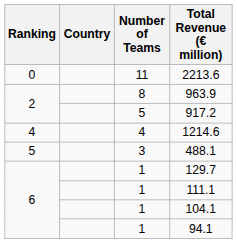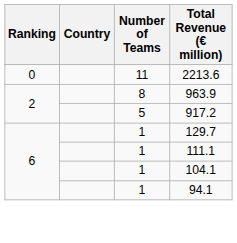- row: (201, 132)
- row: (201, 151)
